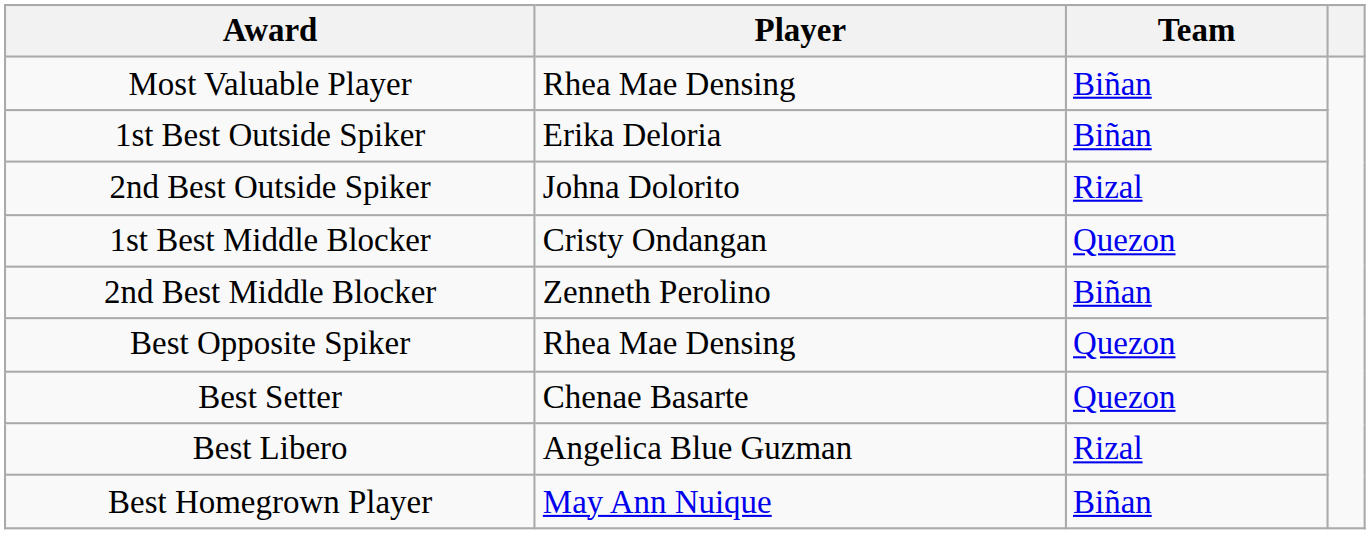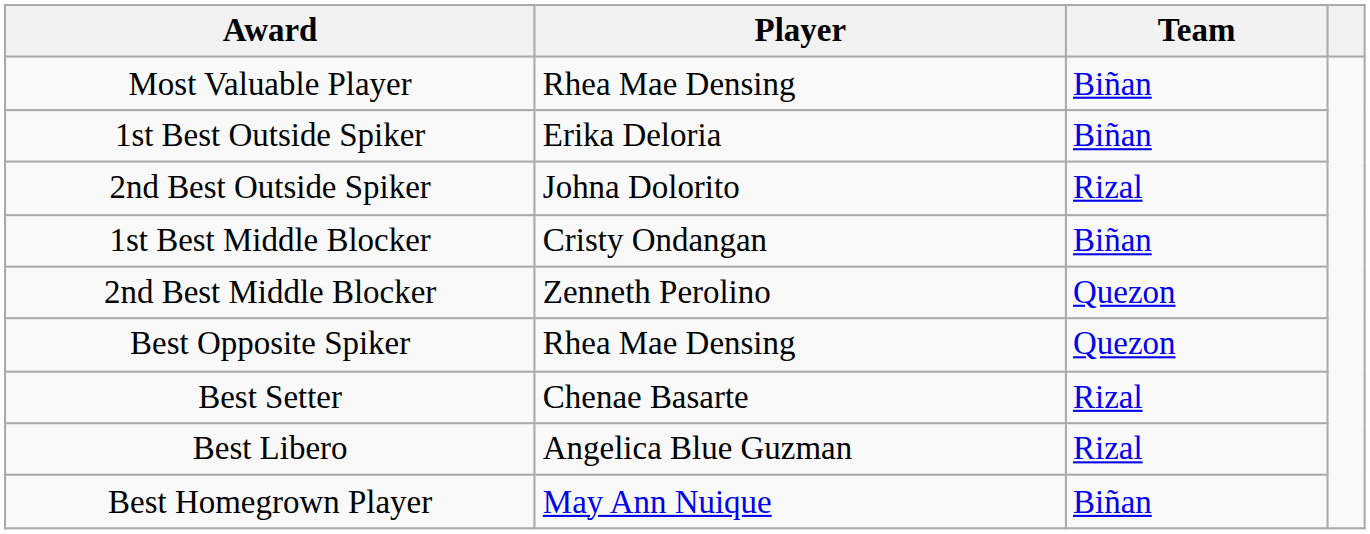(1124, 239) Quezon -> (1112, 239) Biñan
(1112, 291) Biñan -> (1124, 291) Quezon
(1124, 396) Quezon -> (1108, 396) Rizal
